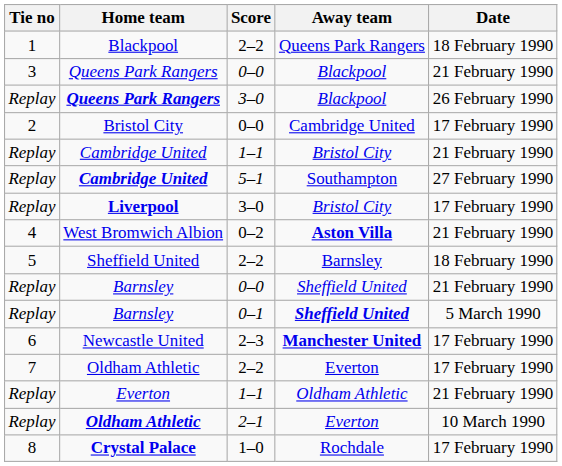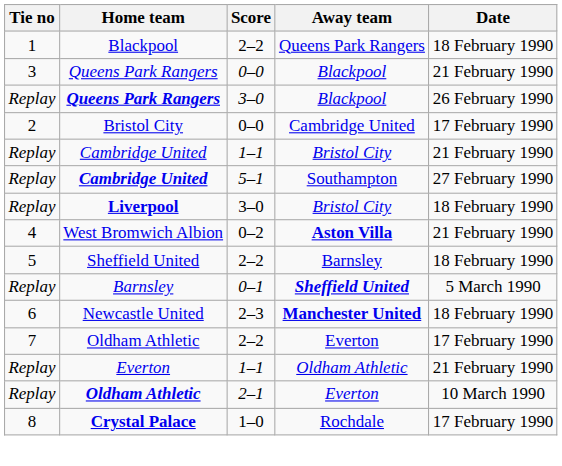(493, 206) 17 February 1990 -> (493, 206) 18 February 1990
- row: (143, 286)
(493, 340) 17 February 1990 -> (493, 313) 18 February 1990
